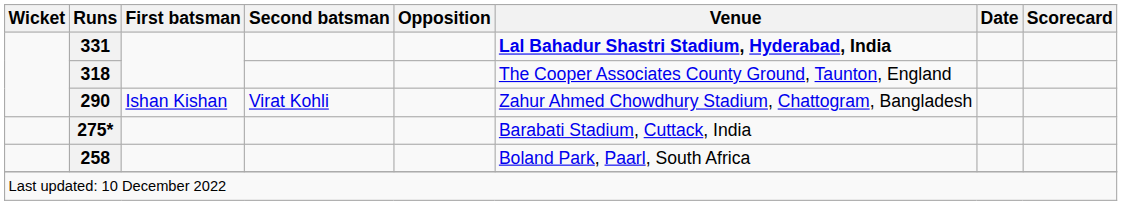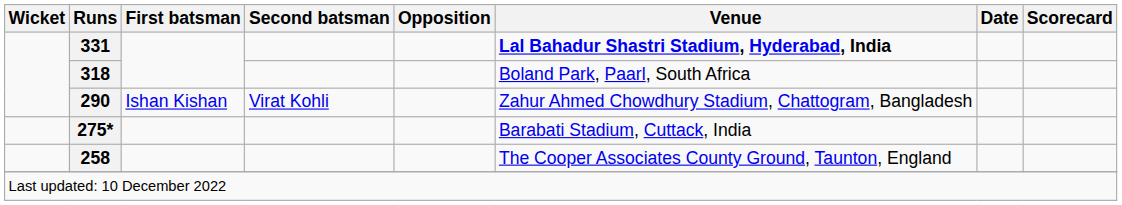(725, 74) The Cooper Associates County Ground, Taunton, England -> (625, 74) Boland Park, Paarl, South Africa
(625, 158) Boland Park, Paarl, South Africa -> (725, 158) The Cooper Associates County Ground, Taunton, England
